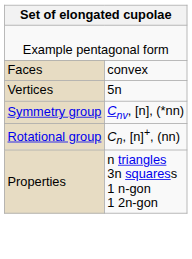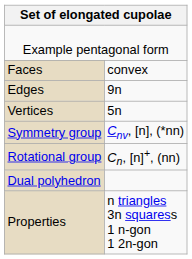+ row: (26, 90)
+ row: (54, 180)
